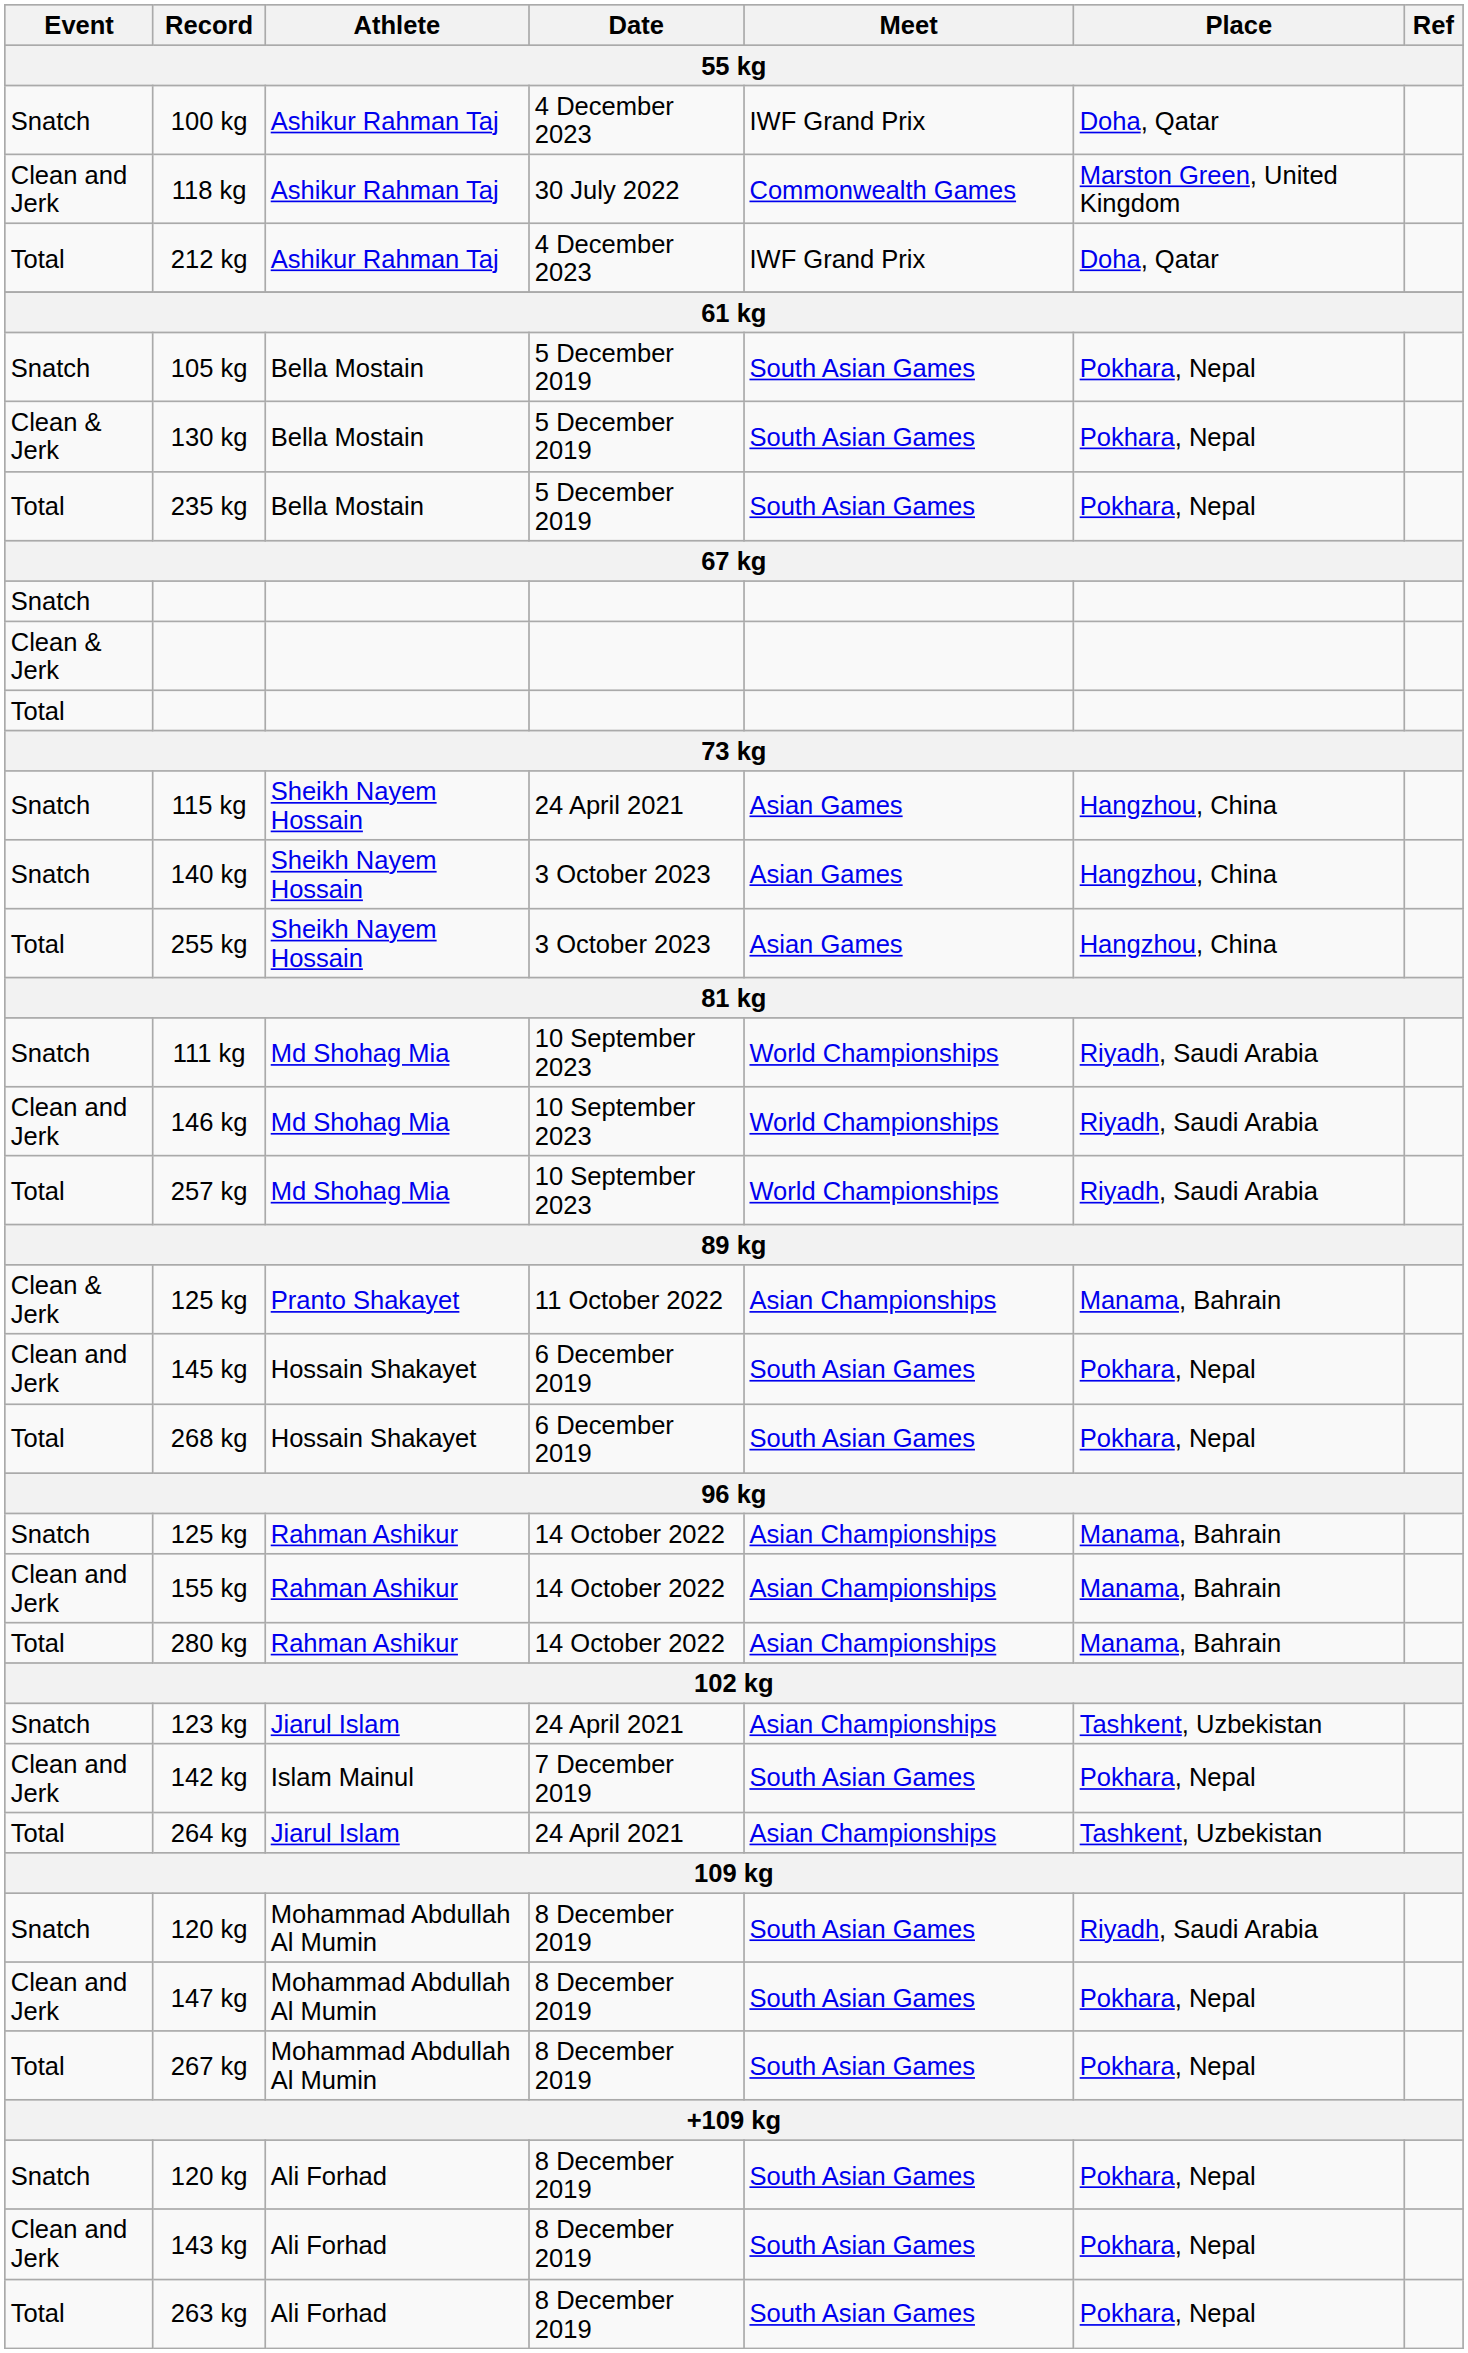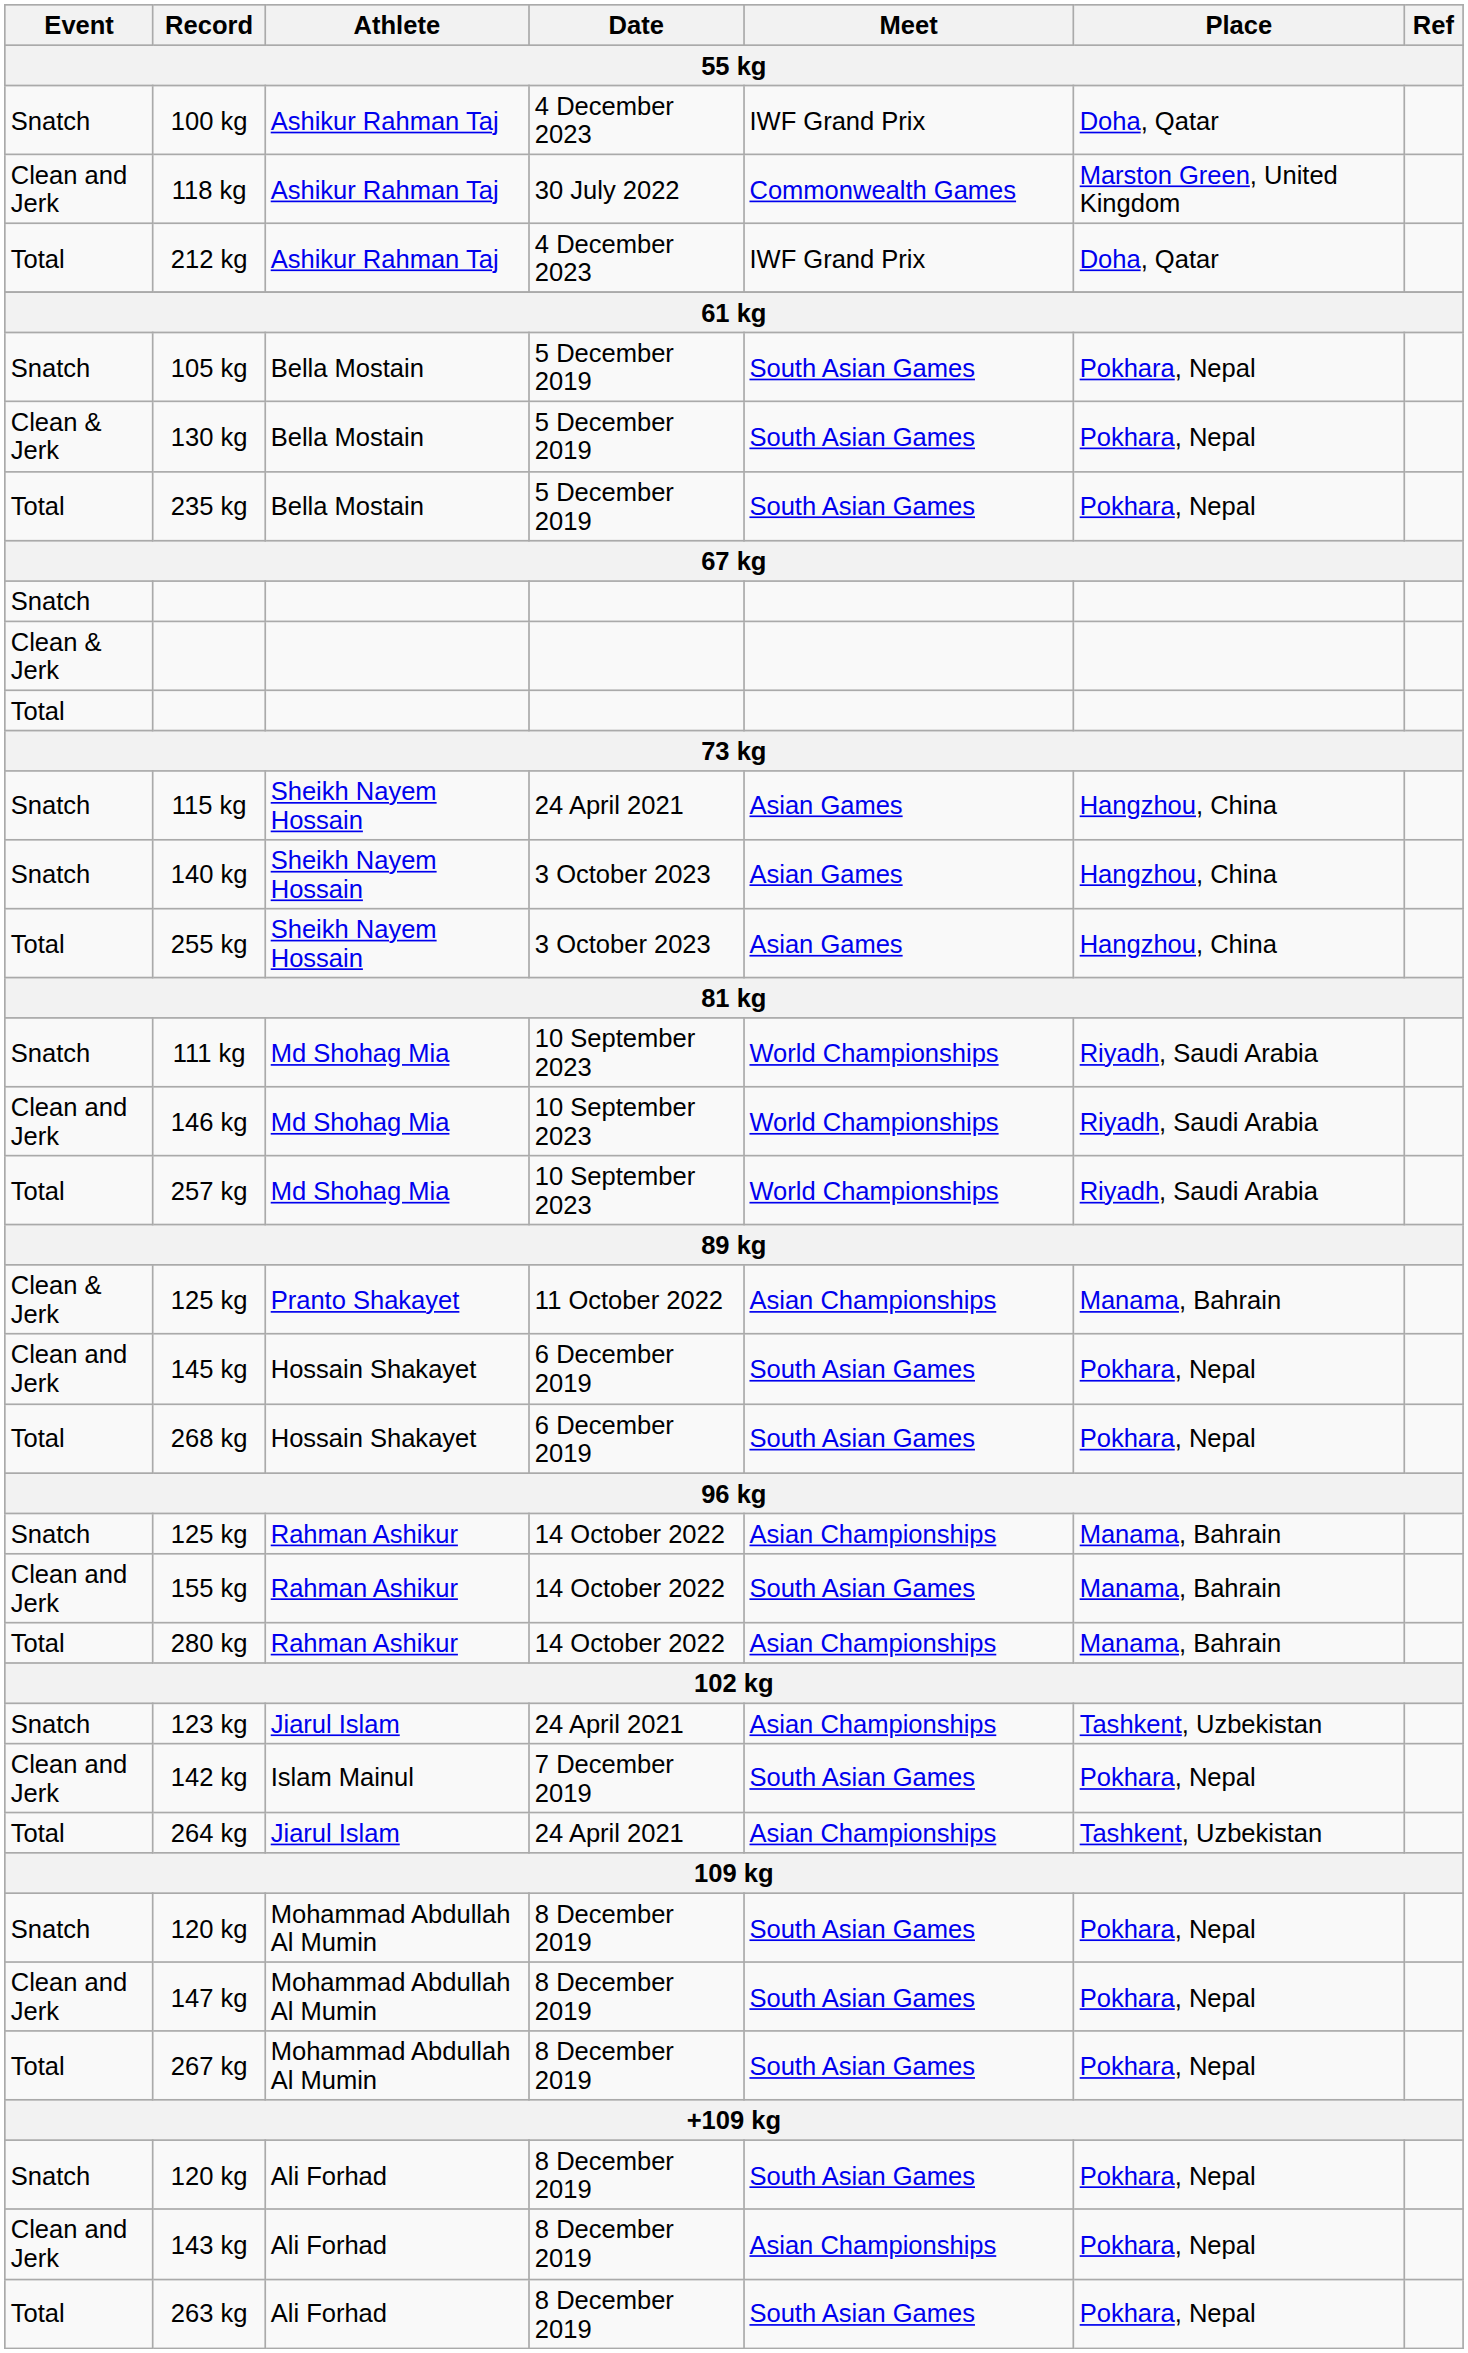(873, 1588) Asian Championships -> (862, 1588) South Asian Games
(1199, 1928) Riyadh, Saudi Arabia -> (1168, 1928) Pokhara, Nepal
(862, 2244) South Asian Games -> (873, 2244) Asian Championships
